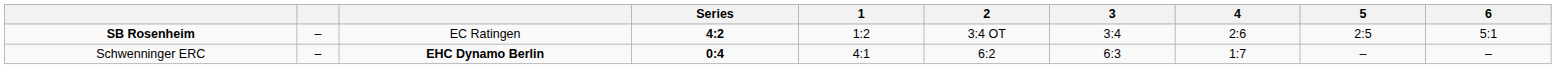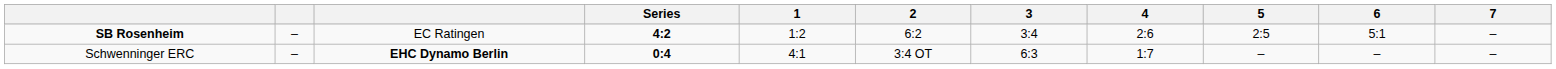+ column: (1493, 14)
(987, 34) 3:4 OT -> (913, 34) 6:2
(987, 53) 6:2 -> (913, 53) 3:4 OT
